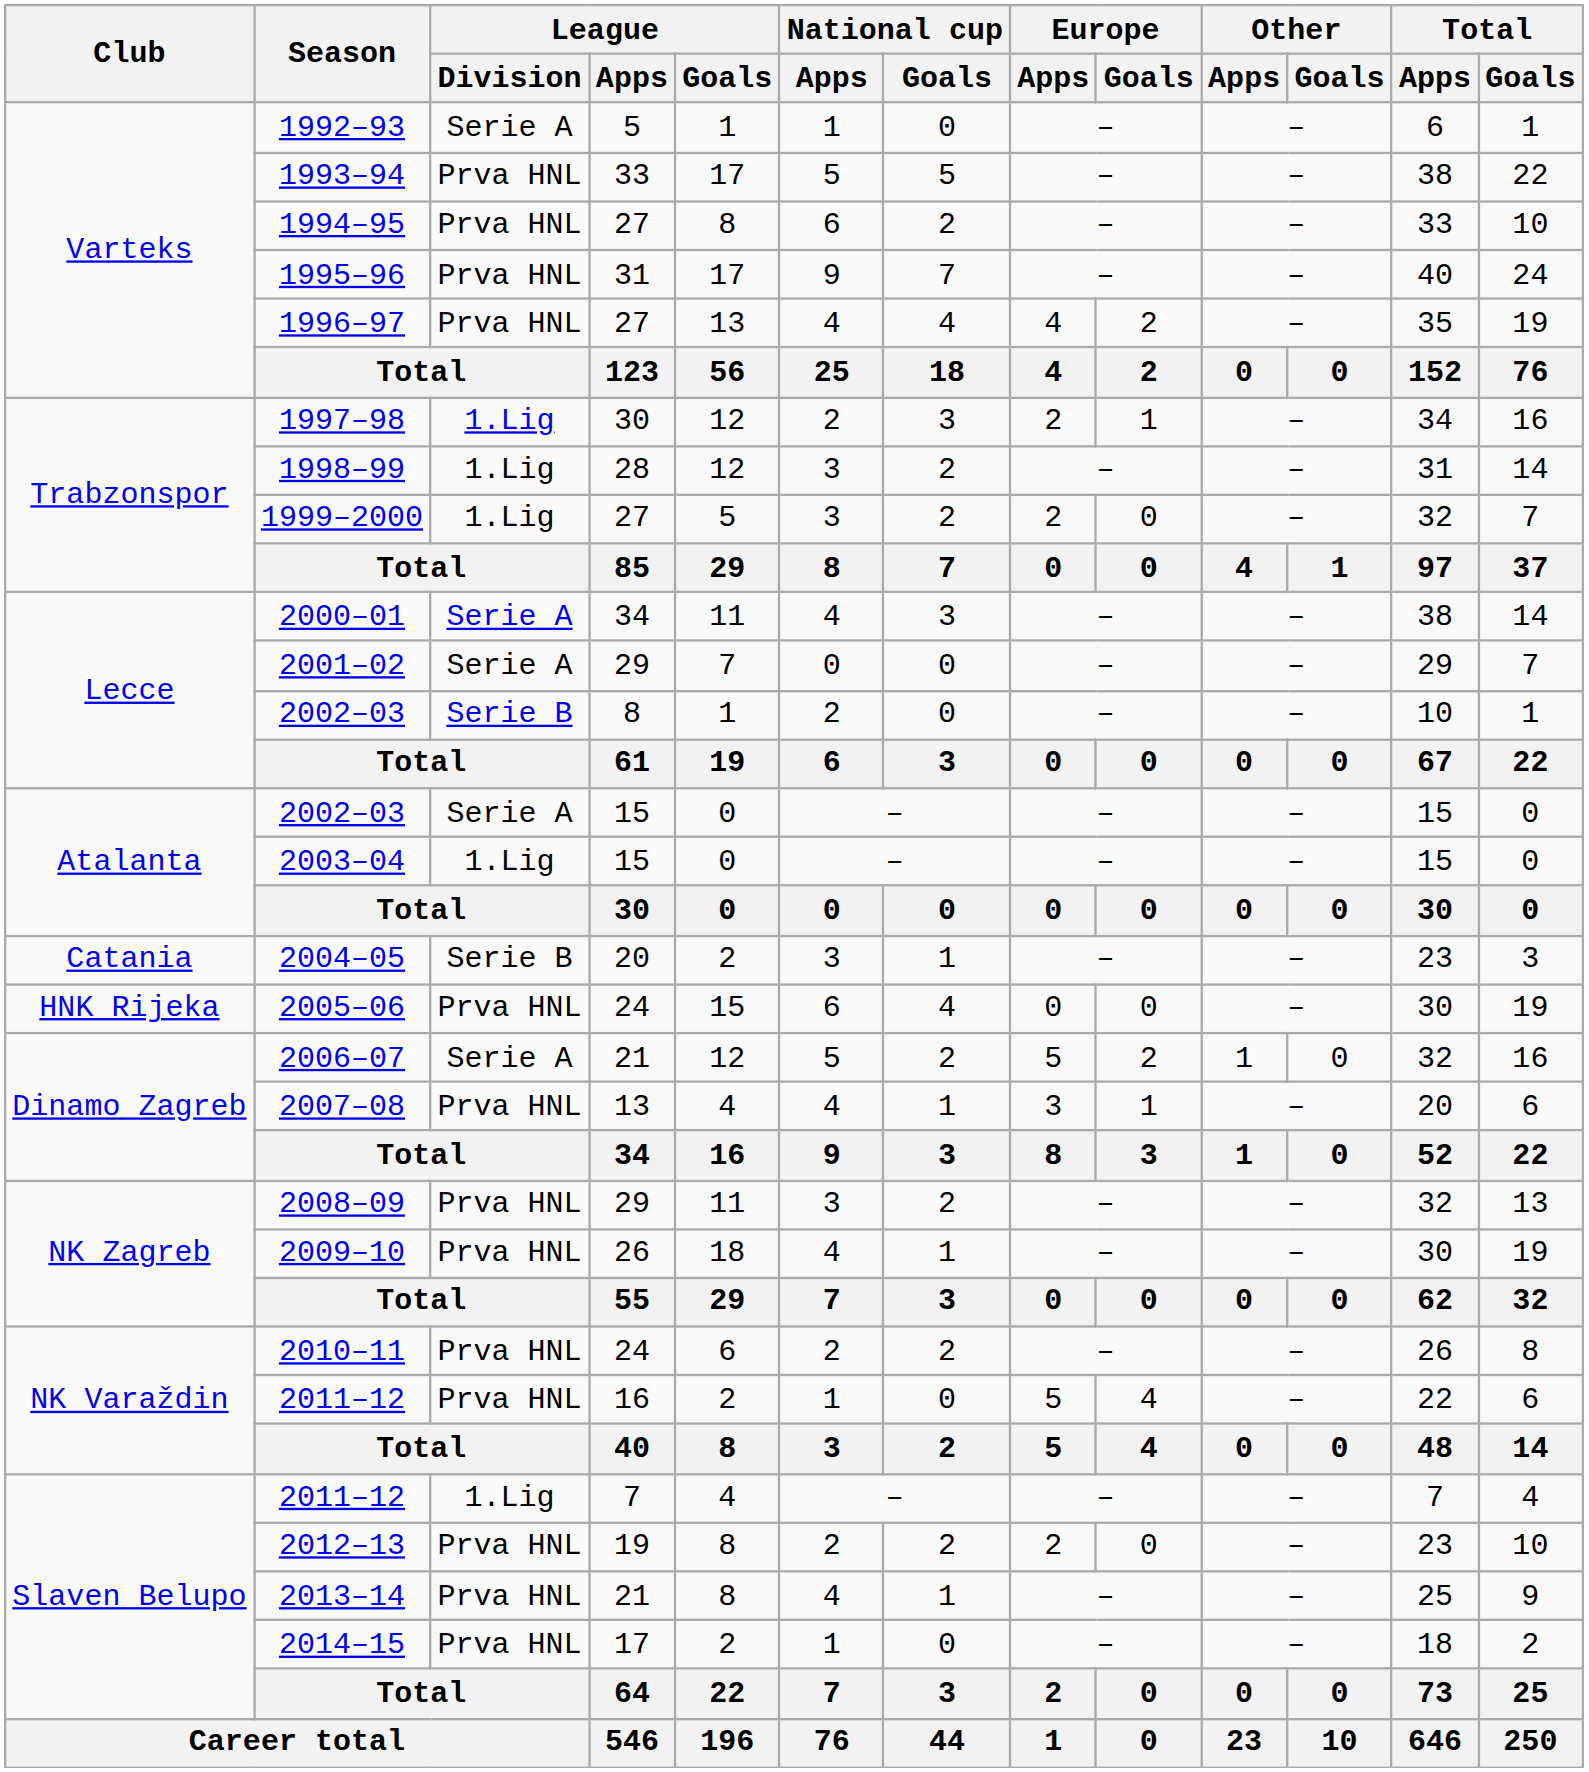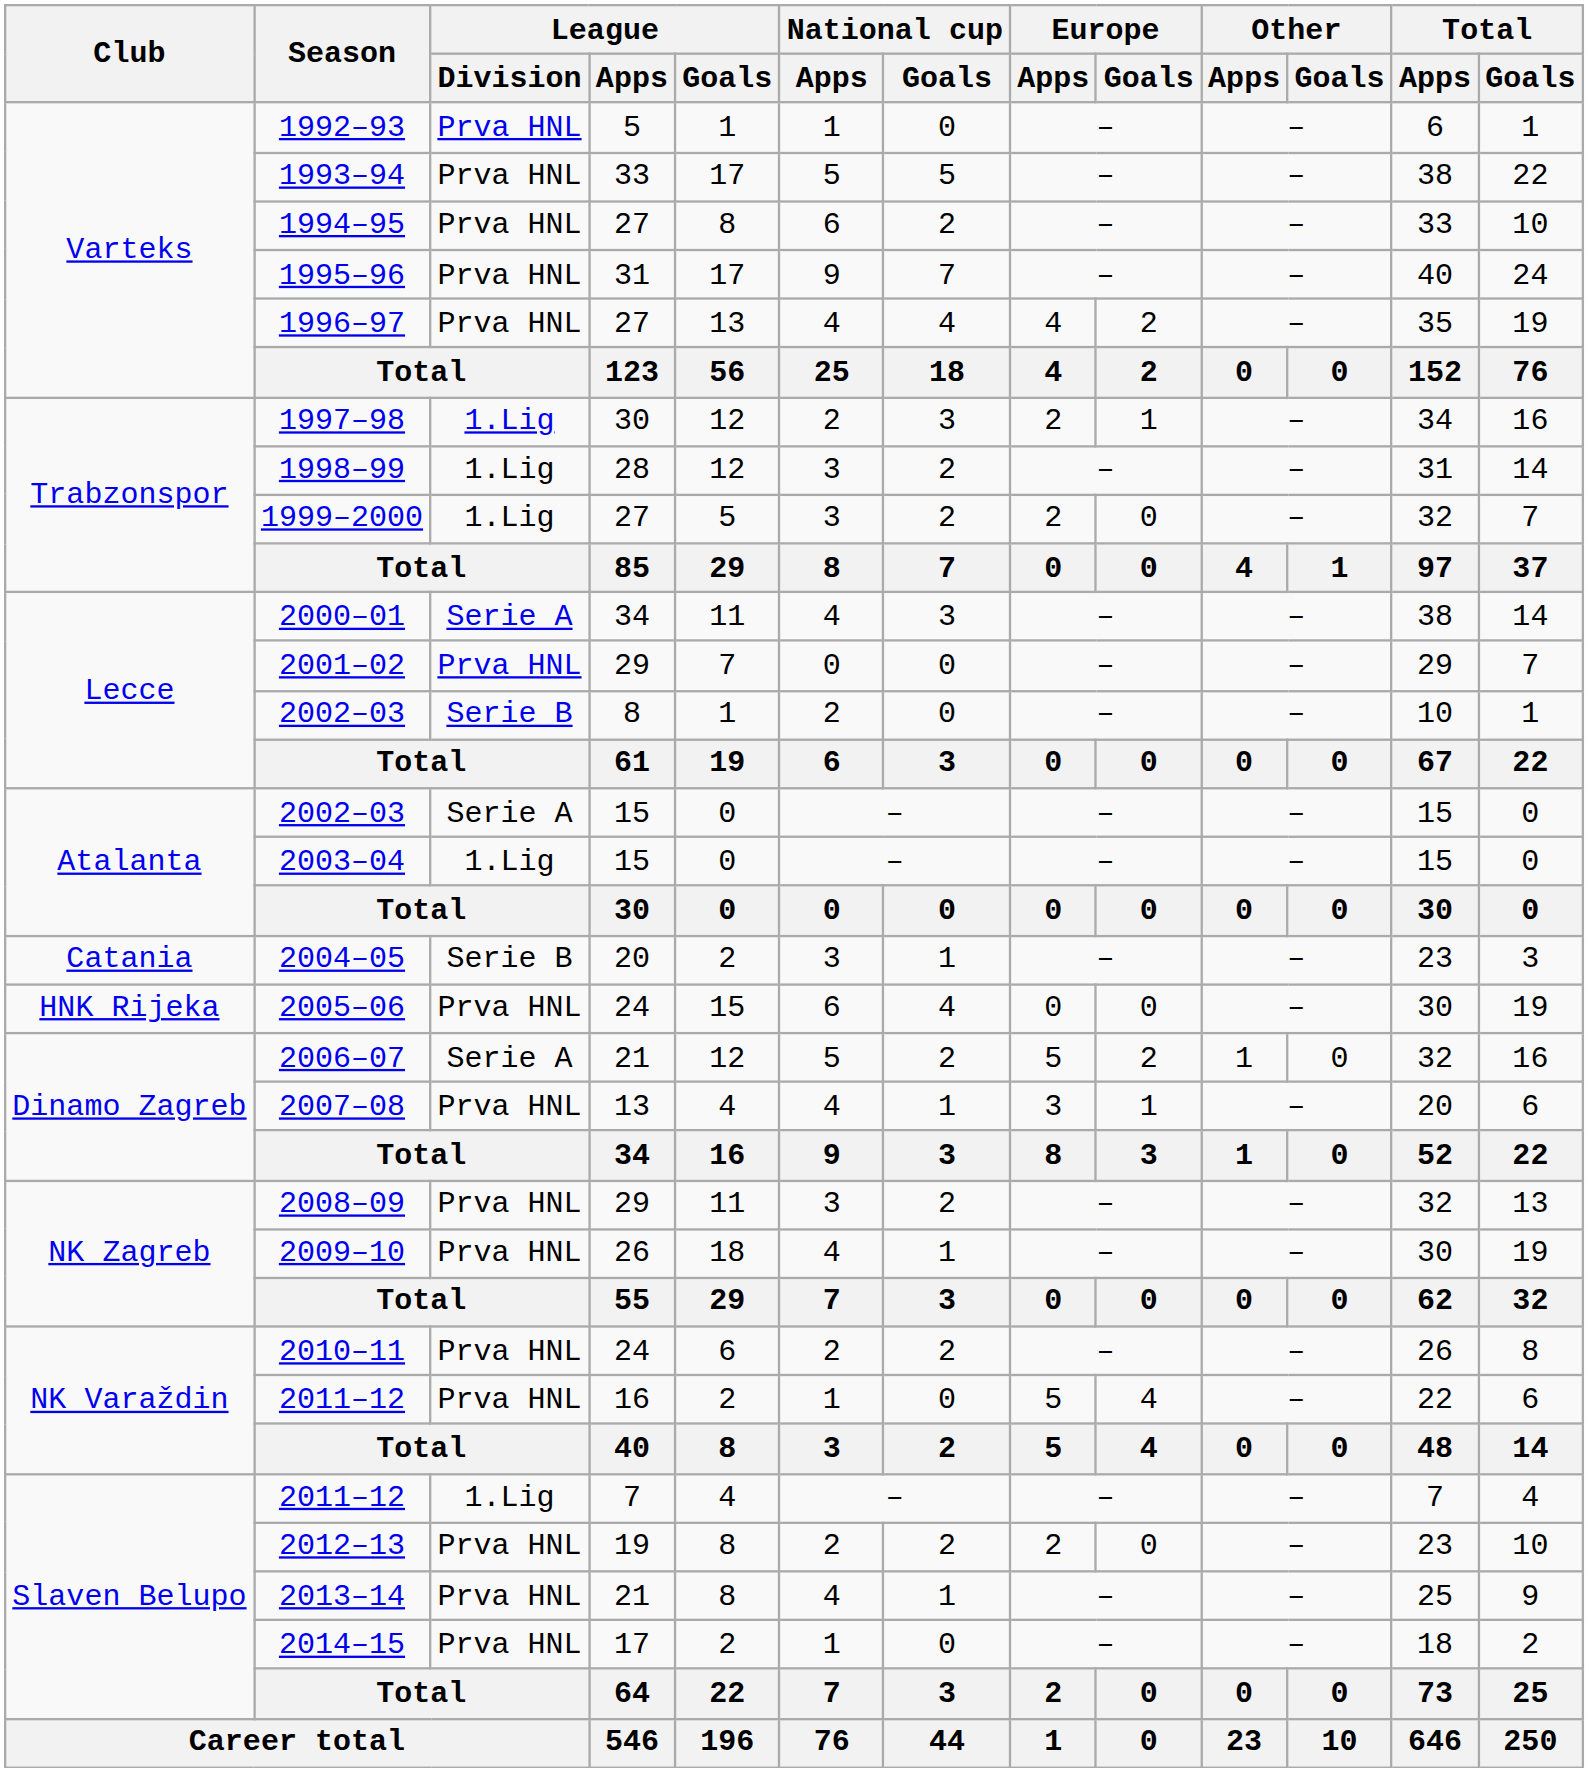(509, 128) Serie A -> (509, 128) Prva HNL
(509, 666) Serie A -> (509, 666) Prva HNL
